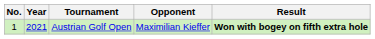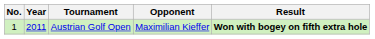(37, 27) 2021 -> (36, 27) 2011
